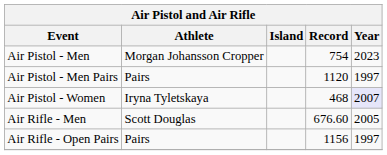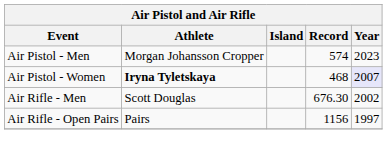(339, 56) 754 -> (339, 56) 574
- row: (63, 77)
(167, 98) normal -> (170, 77) bold
(331, 119) 676.60 -> (331, 98) 676.30
(367, 119) 2005 -> (367, 98) 2002
